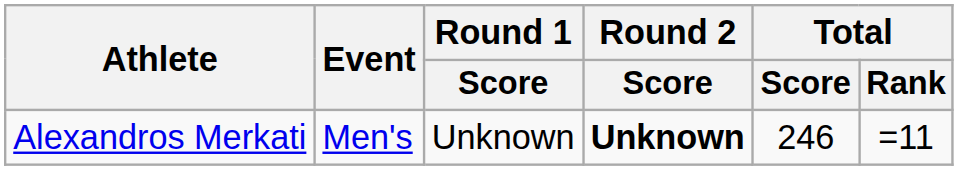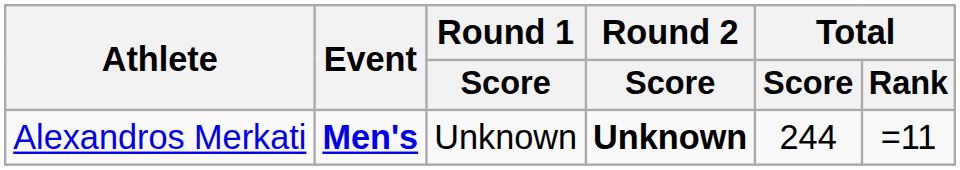(368, 138) normal -> (370, 138) bold
(806, 138) 246 -> (808, 138) 244
